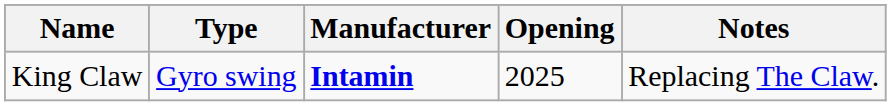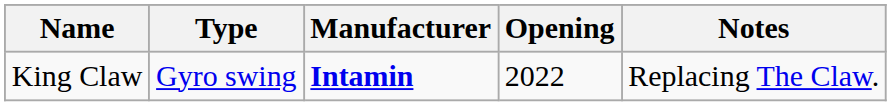(535, 75) 2025 -> (535, 75) 2022
